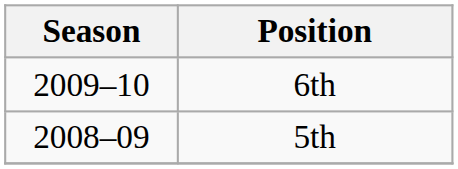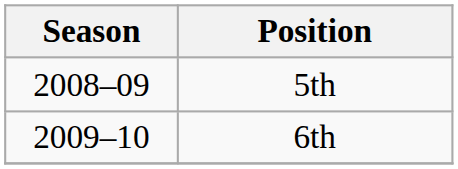rows swapped: (315, 136) <-> (315, 83)
